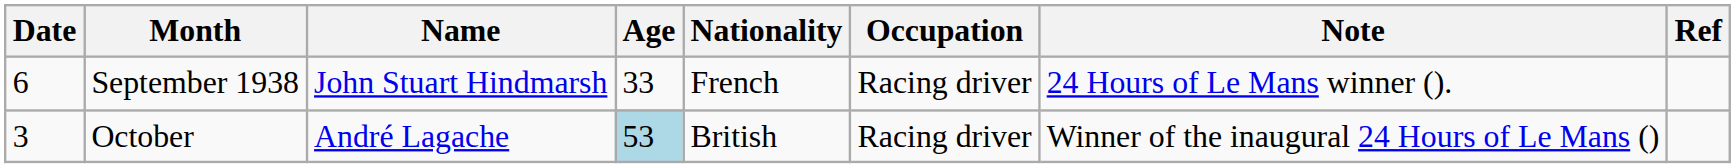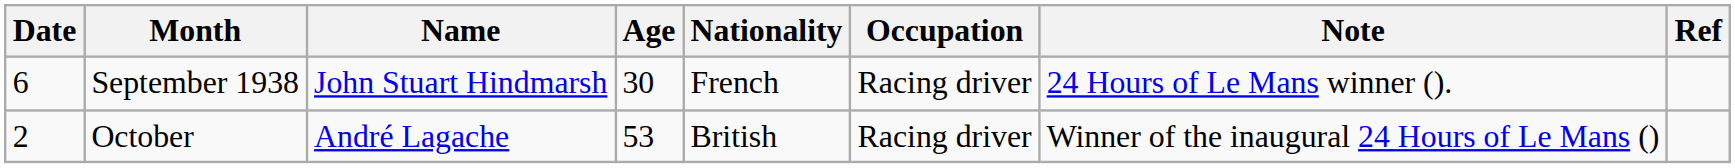(638, 82) 33 -> (638, 82) 30
(21, 135) 3 -> (21, 135) 2
(638, 135) lightblue background -> (638, 135) no background
